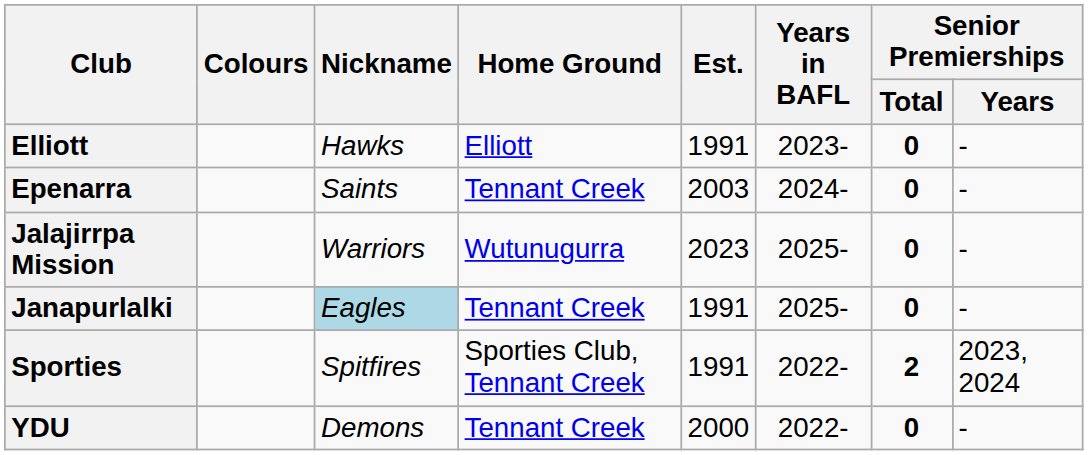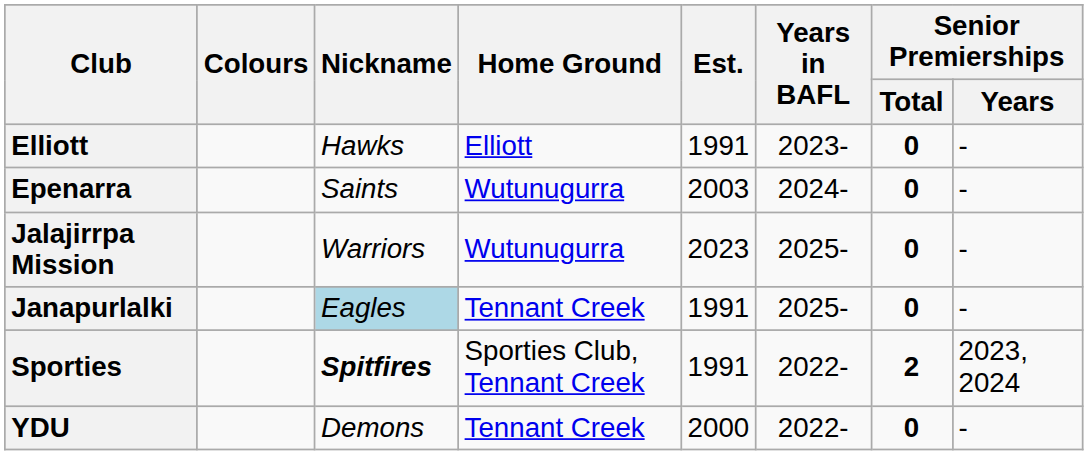(555, 189) Tennant Creek -> (544, 189) Wutunugurra
(371, 367) normal -> (376, 367) bold
